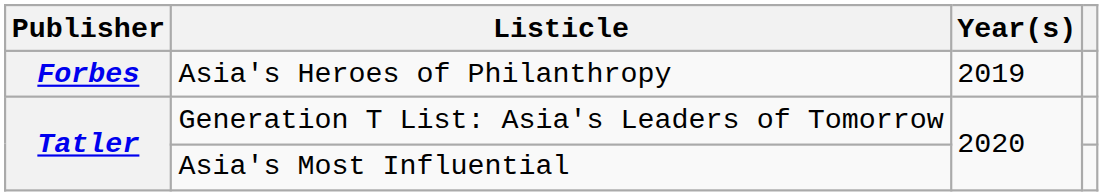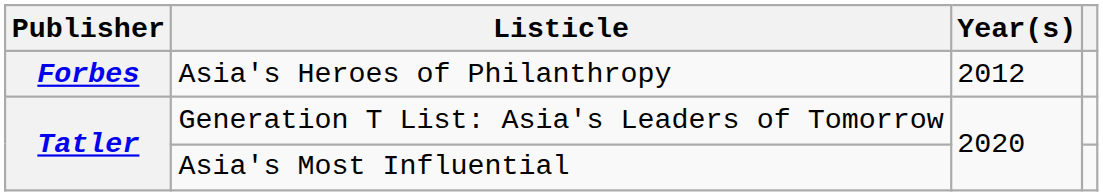(991, 74) 2019 -> (991, 74) 2012
